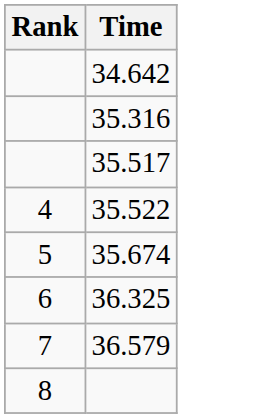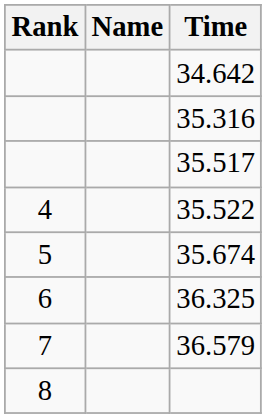+ column: (127, 27)
